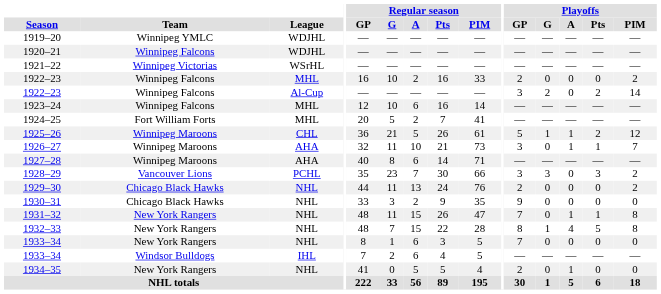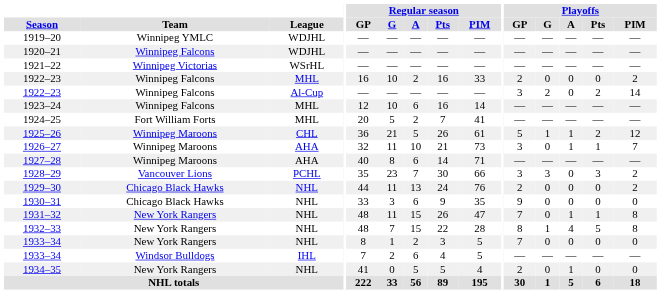(416, 201) 2 -> (416, 201) 6
(416, 242) 6 -> (416, 242) 2
